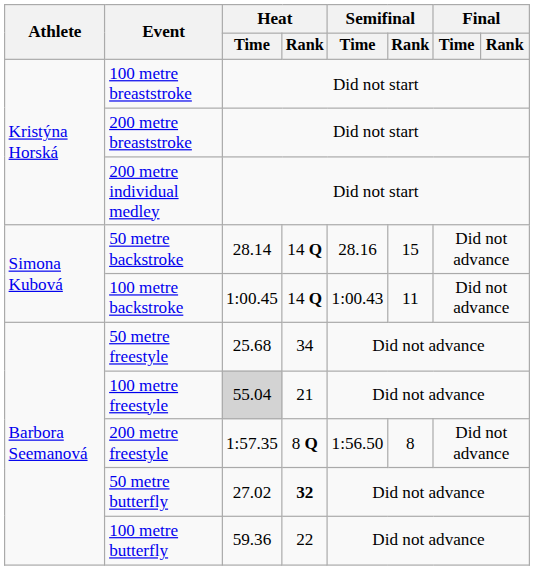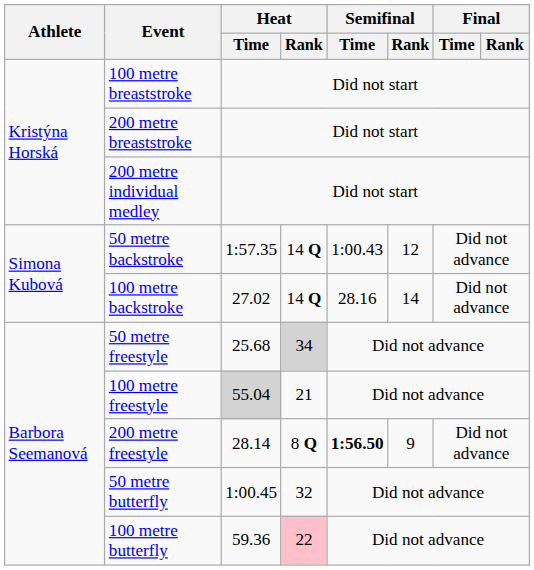(252, 249) 28.14 -> (251, 249) 1:57.35
(358, 249) 28.16 -> (357, 249) 1:00.43
(410, 249) 15 -> (410, 249) 12
(252, 298) 1:00.45 -> (251, 298) 27.02
(358, 298) 1:00.43 -> (357, 298) 28.16
(410, 298) 11 -> (410, 298) 14
(305, 346) no background -> (304, 346) lightgrey background
(252, 443) 1:57.35 -> (251, 443) 28.14
(358, 443) normal -> (357, 443) bold
(410, 443) 8 -> (410, 443) 9
(252, 492) 27.02 -> (251, 492) 1:00.45
(305, 492) bold -> (304, 492) normal
(305, 540) no background -> (304, 540) pink background
